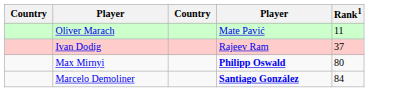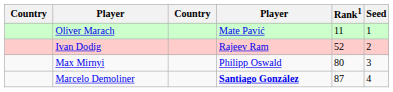+ column: (376, 13)
(339, 47) 37 -> (339, 47) 52
(252, 63) bold -> (250, 63) normal
(339, 79) 84 -> (339, 79) 87
